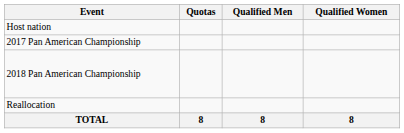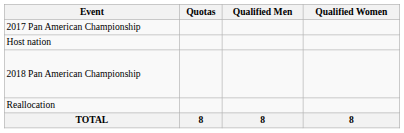rows swapped: (29, 27) <-> (74, 42)
